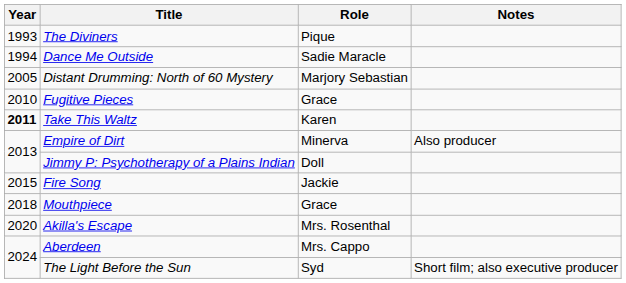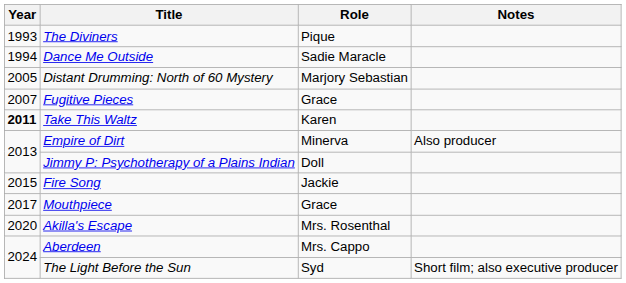(22, 99) 2010 -> (22, 99) 2007
(22, 204) 2018 -> (22, 204) 2017
